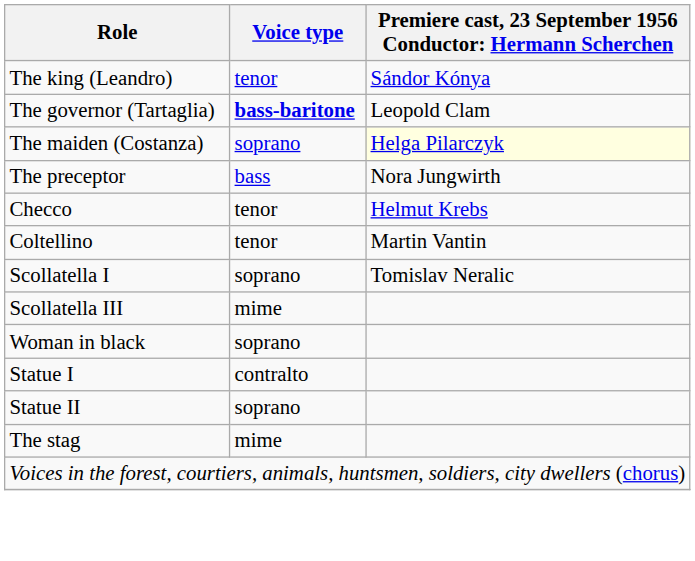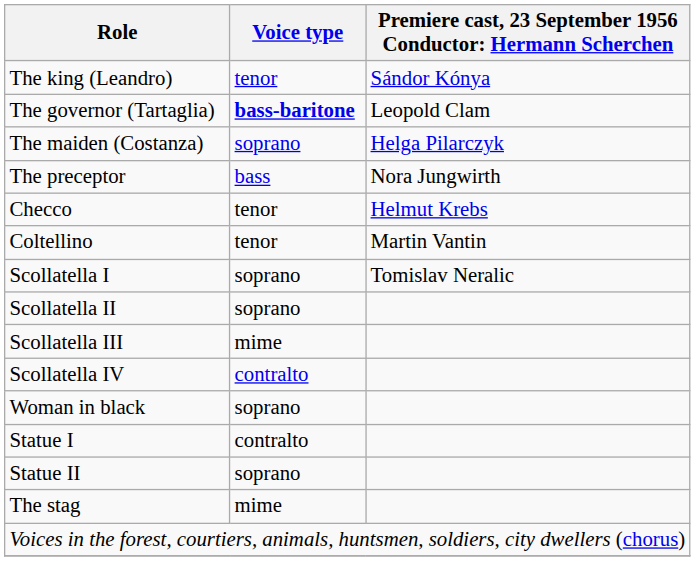(437, 143) lightyellow background -> (437, 143) no background
+ row: (63, 308)
+ row: (67, 374)
